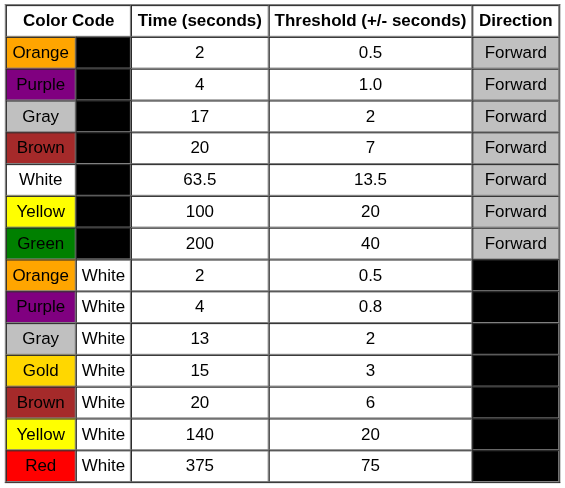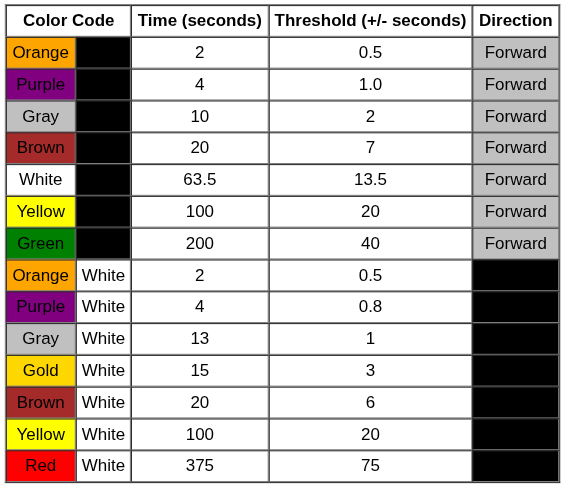(200, 116) 17 -> (200, 116) 10
(370, 338) 2 -> (370, 338) 1
(200, 434) 140 -> (200, 434) 100
